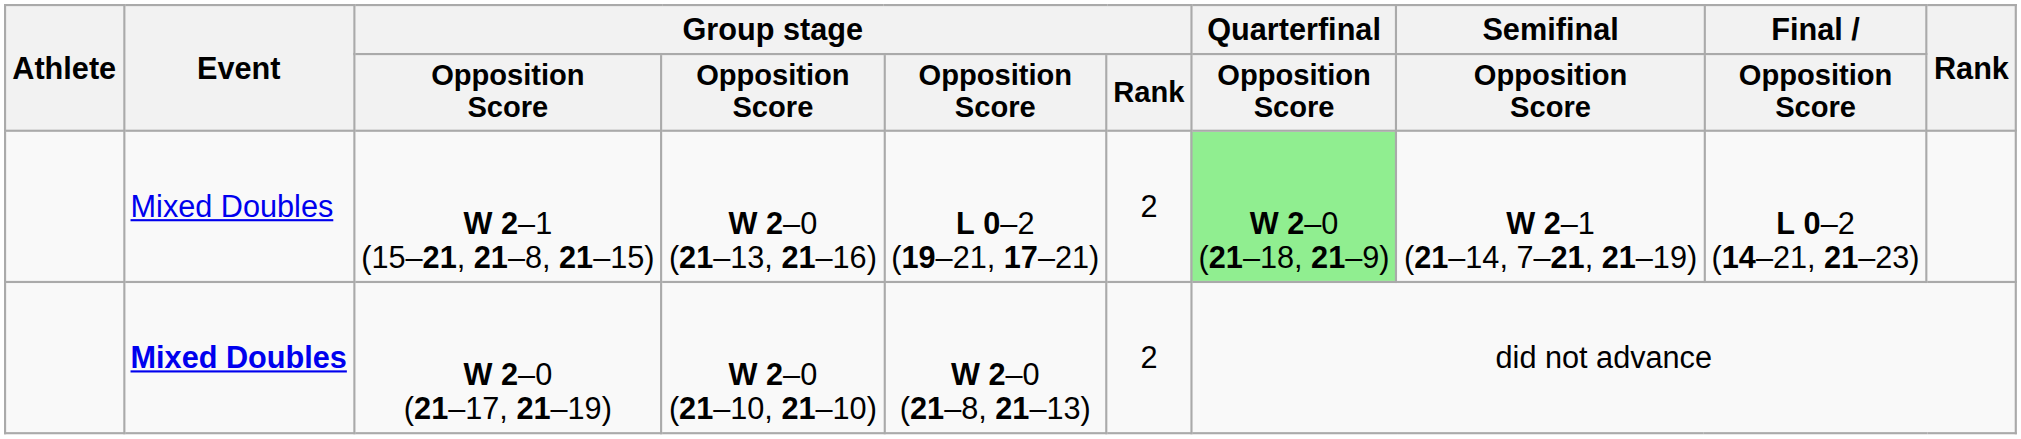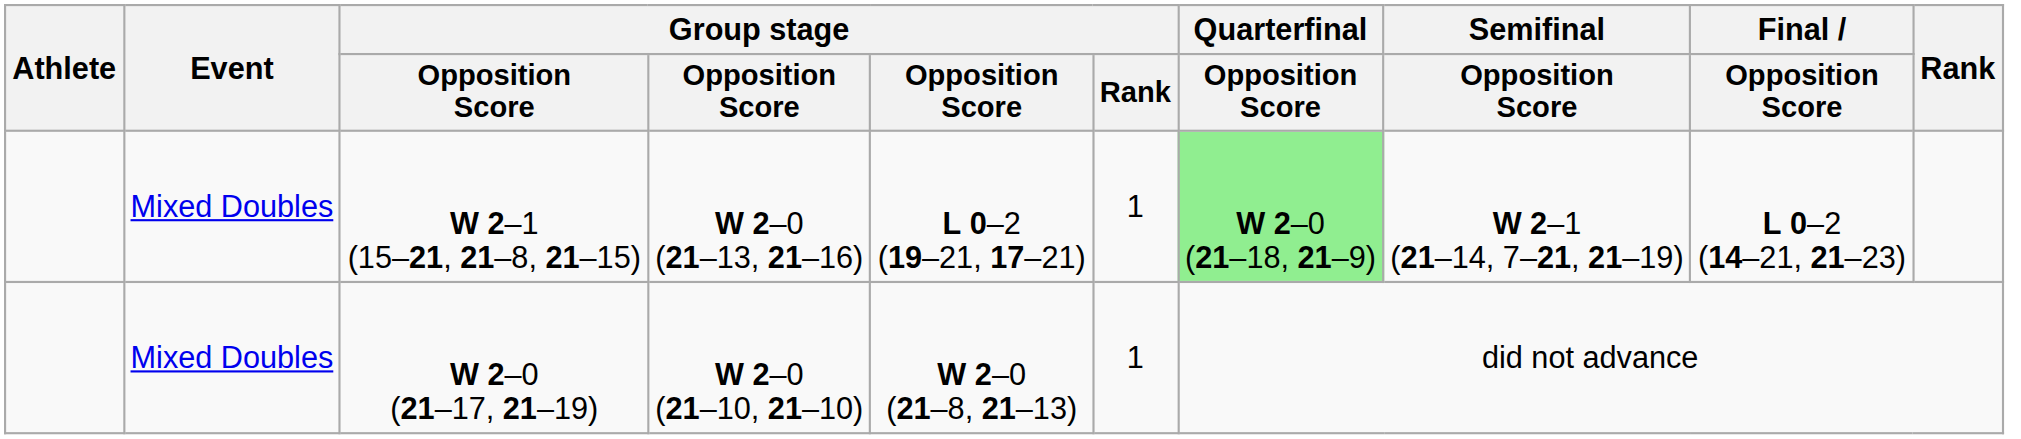(1149, 207) 2 -> (1135, 207) 1
(239, 358) bold -> (232, 358) normal
(1149, 358) 2 -> (1135, 358) 1
